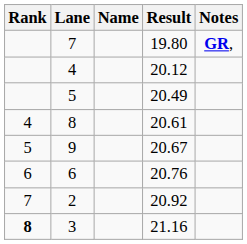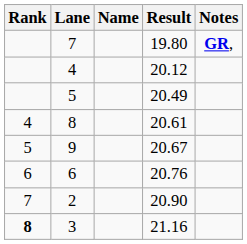(169, 200) 20.92 -> (169, 200) 20.90
